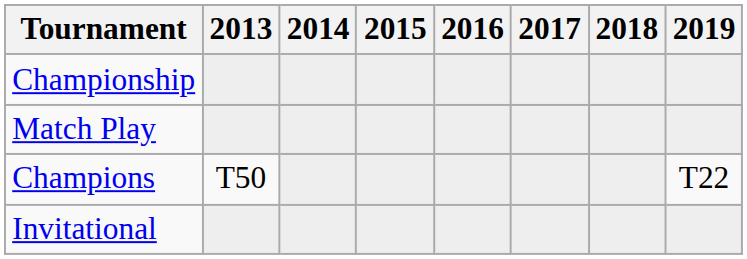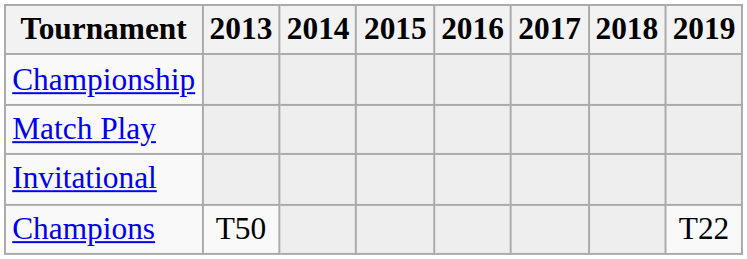rows swapped: (84, 228) <-> (84, 178)
